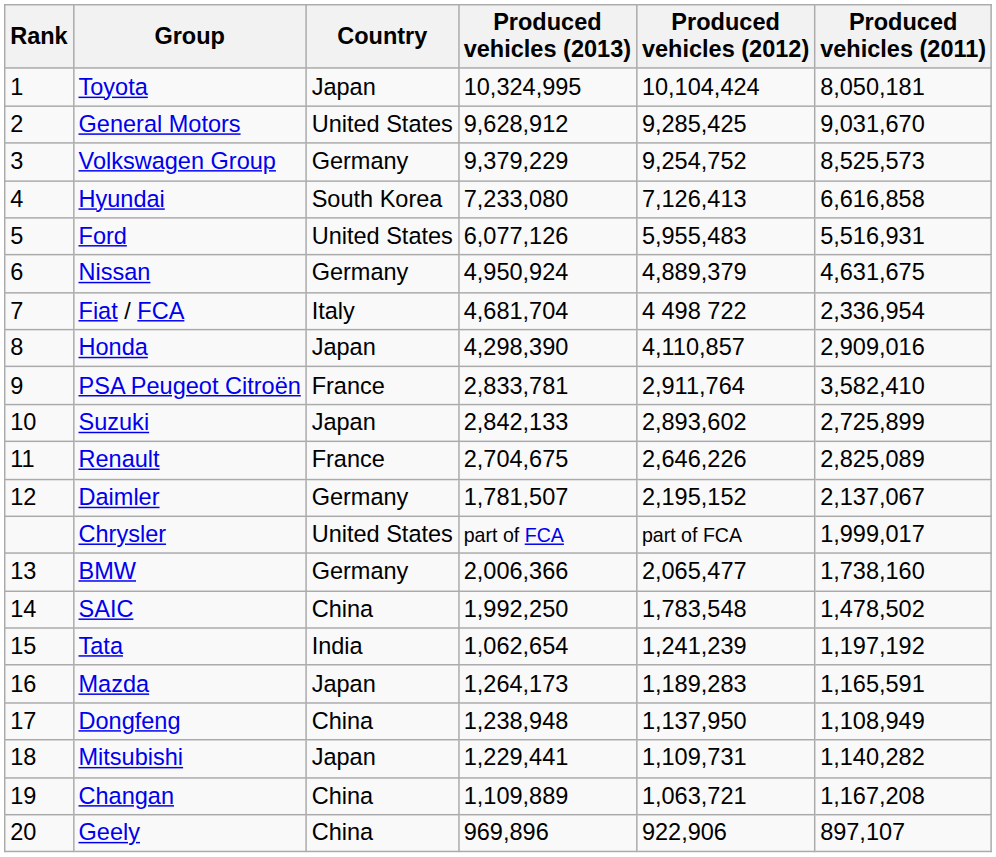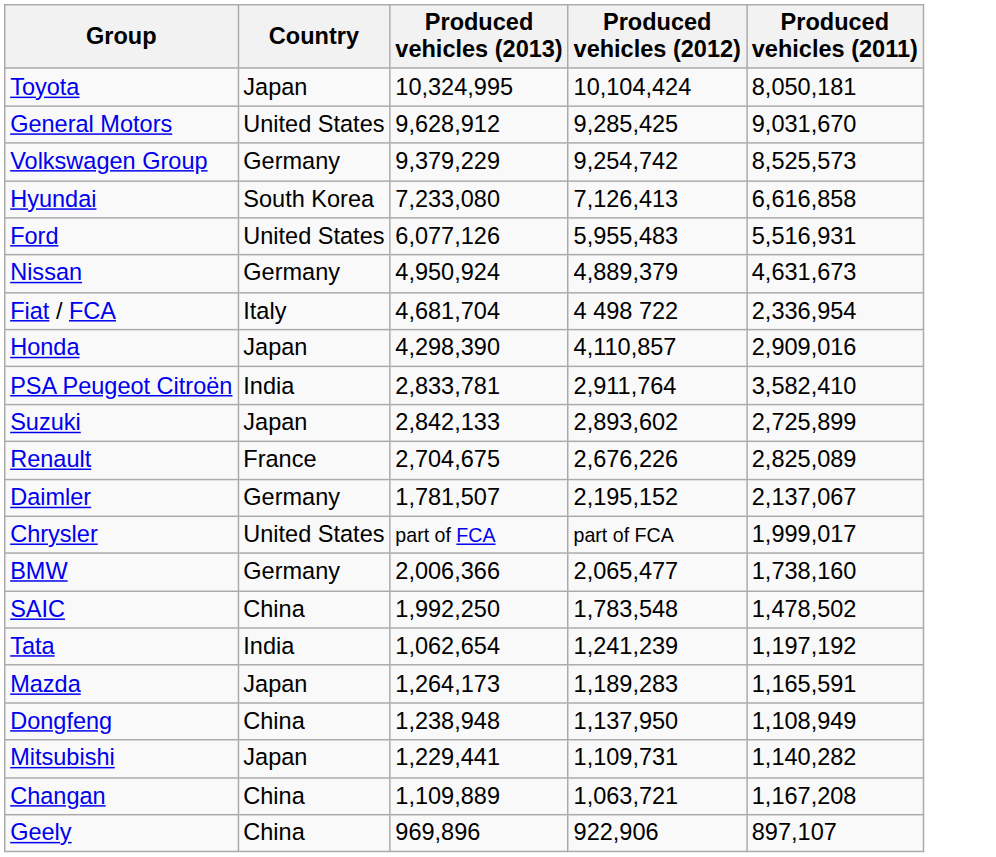- column: (39, 36)
(694, 161) 9,254,752 -> (626, 161) 9,254,742
(872, 273) 4,631,675 -> (804, 273) 4,631,673
(348, 385) France -> (269, 385) India
(694, 459) 2,646,226 -> (626, 459) 2,676,226
